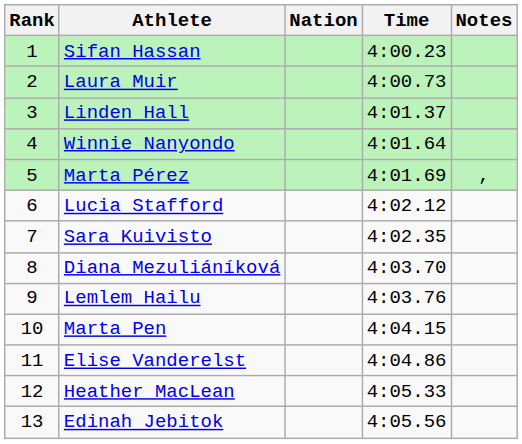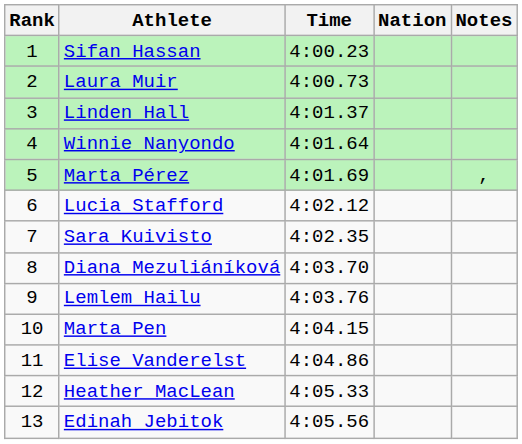columns swapped: (323, 20) <-> (407, 20)
